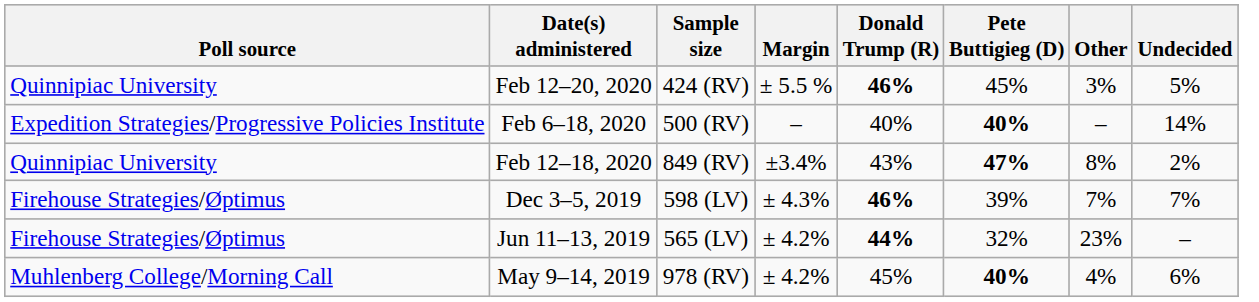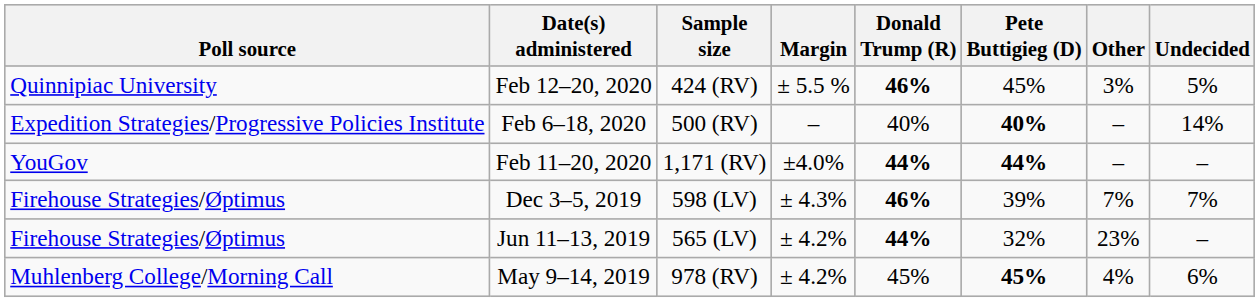+ row: (574, 161)
- row: (574, 161)
(1007, 276) 40% -> (1024, 276) 45%
